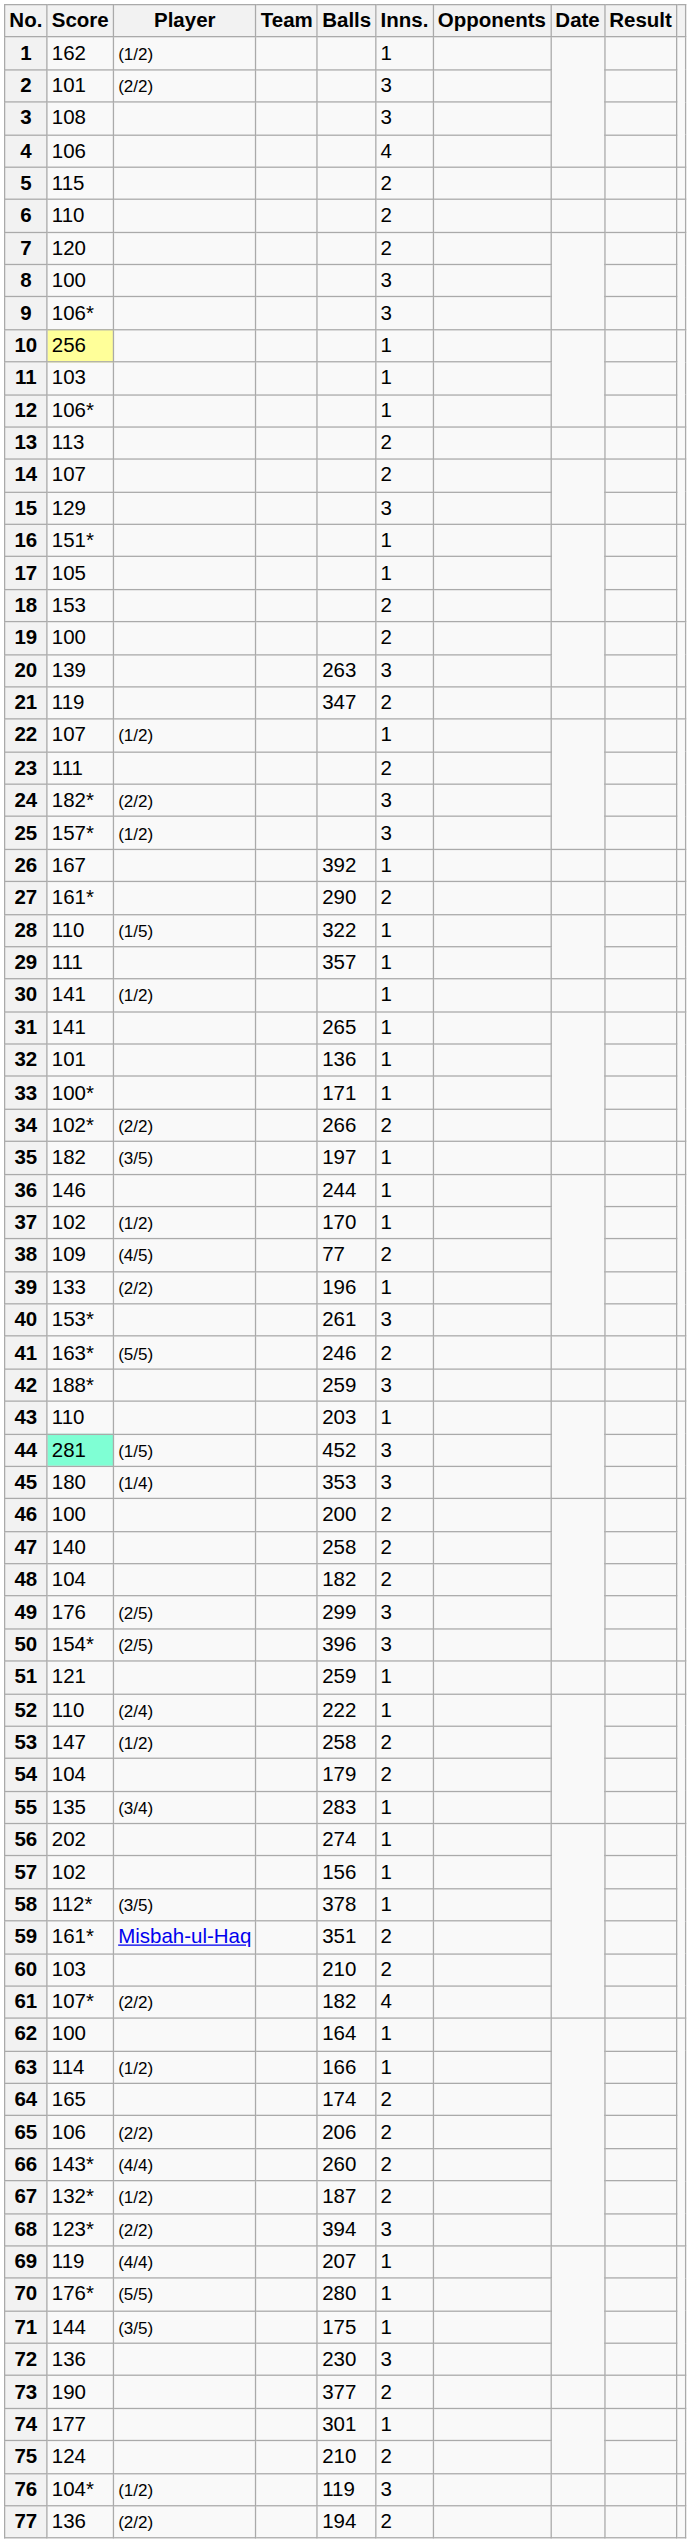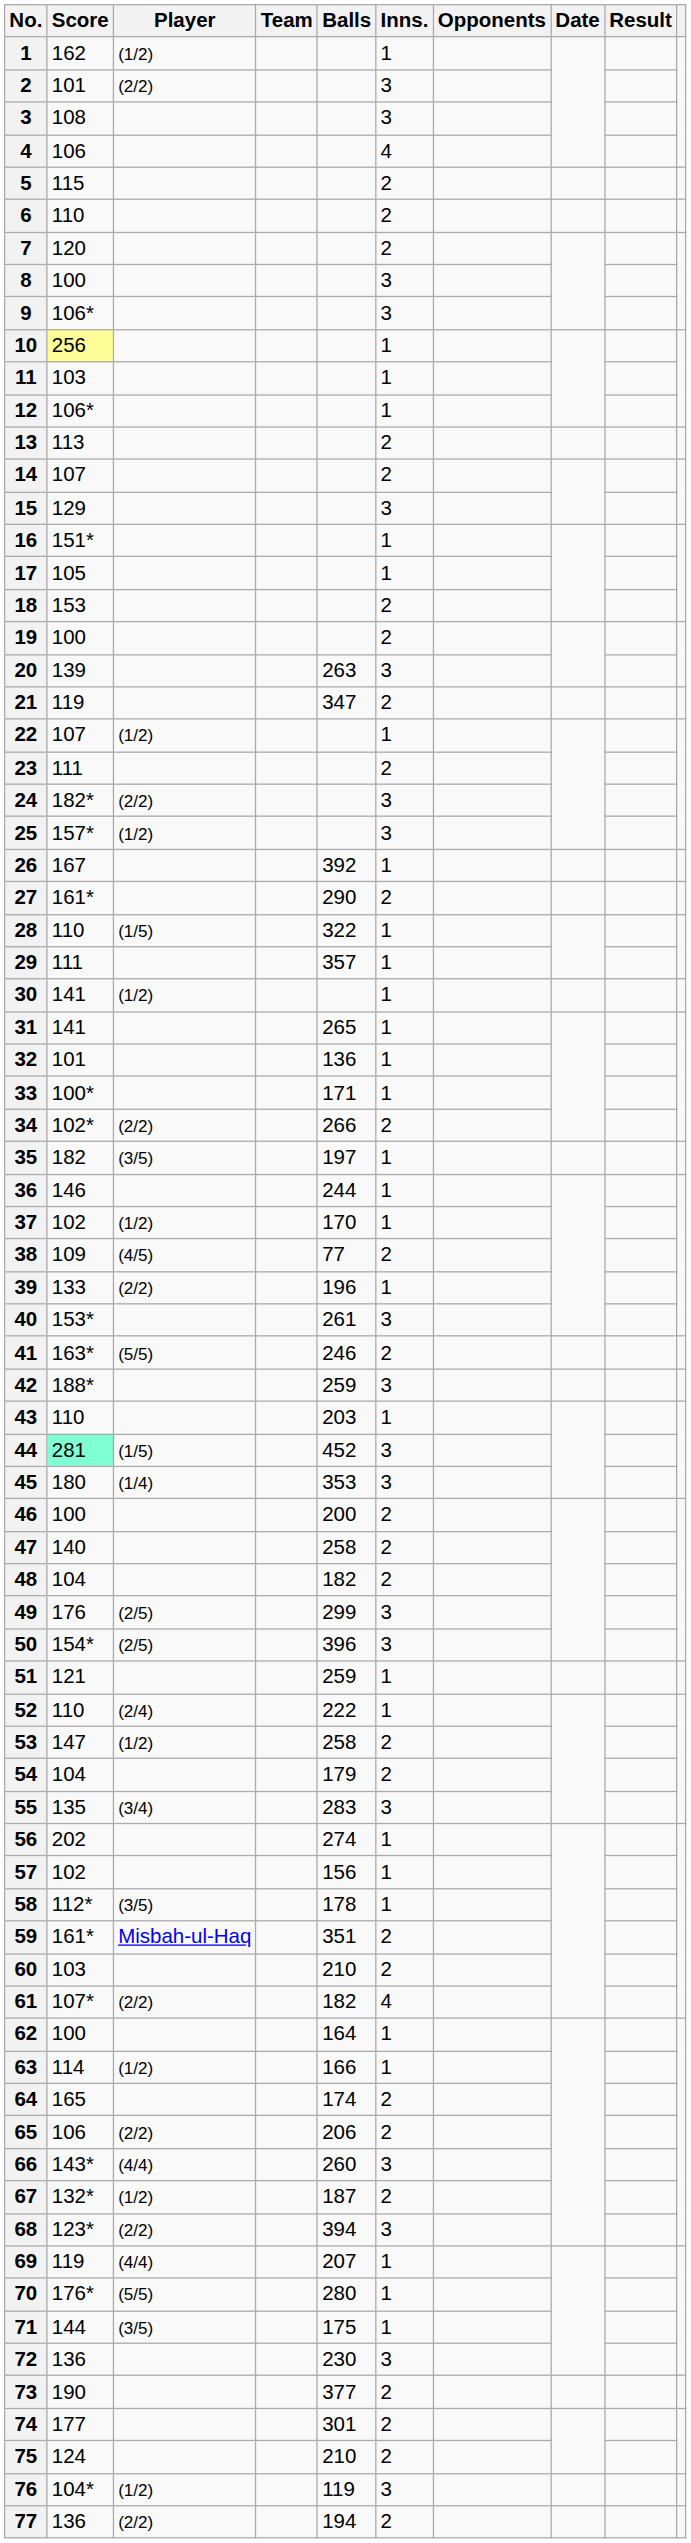(386, 1807) 1 -> (386, 1807) 3
(339, 1904) 378 -> (339, 1904) 178
(386, 2164) 2 -> (386, 2164) 3
(386, 2424) 1 -> (386, 2424) 2
